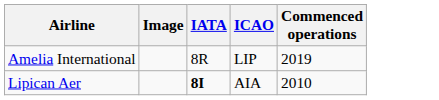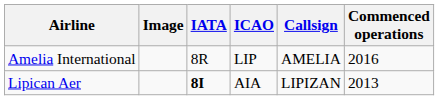+ column: (311, 25)
(296, 58) 2019 -> (363, 58) 2016
(296, 82) 2010 -> (363, 82) 2013
